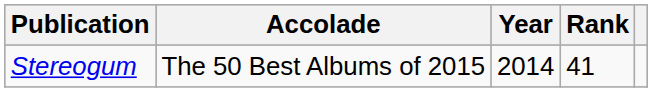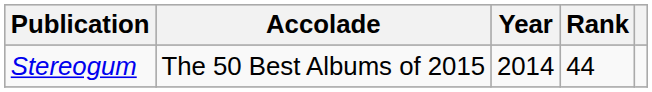(580, 65) 41 -> (580, 65) 44
